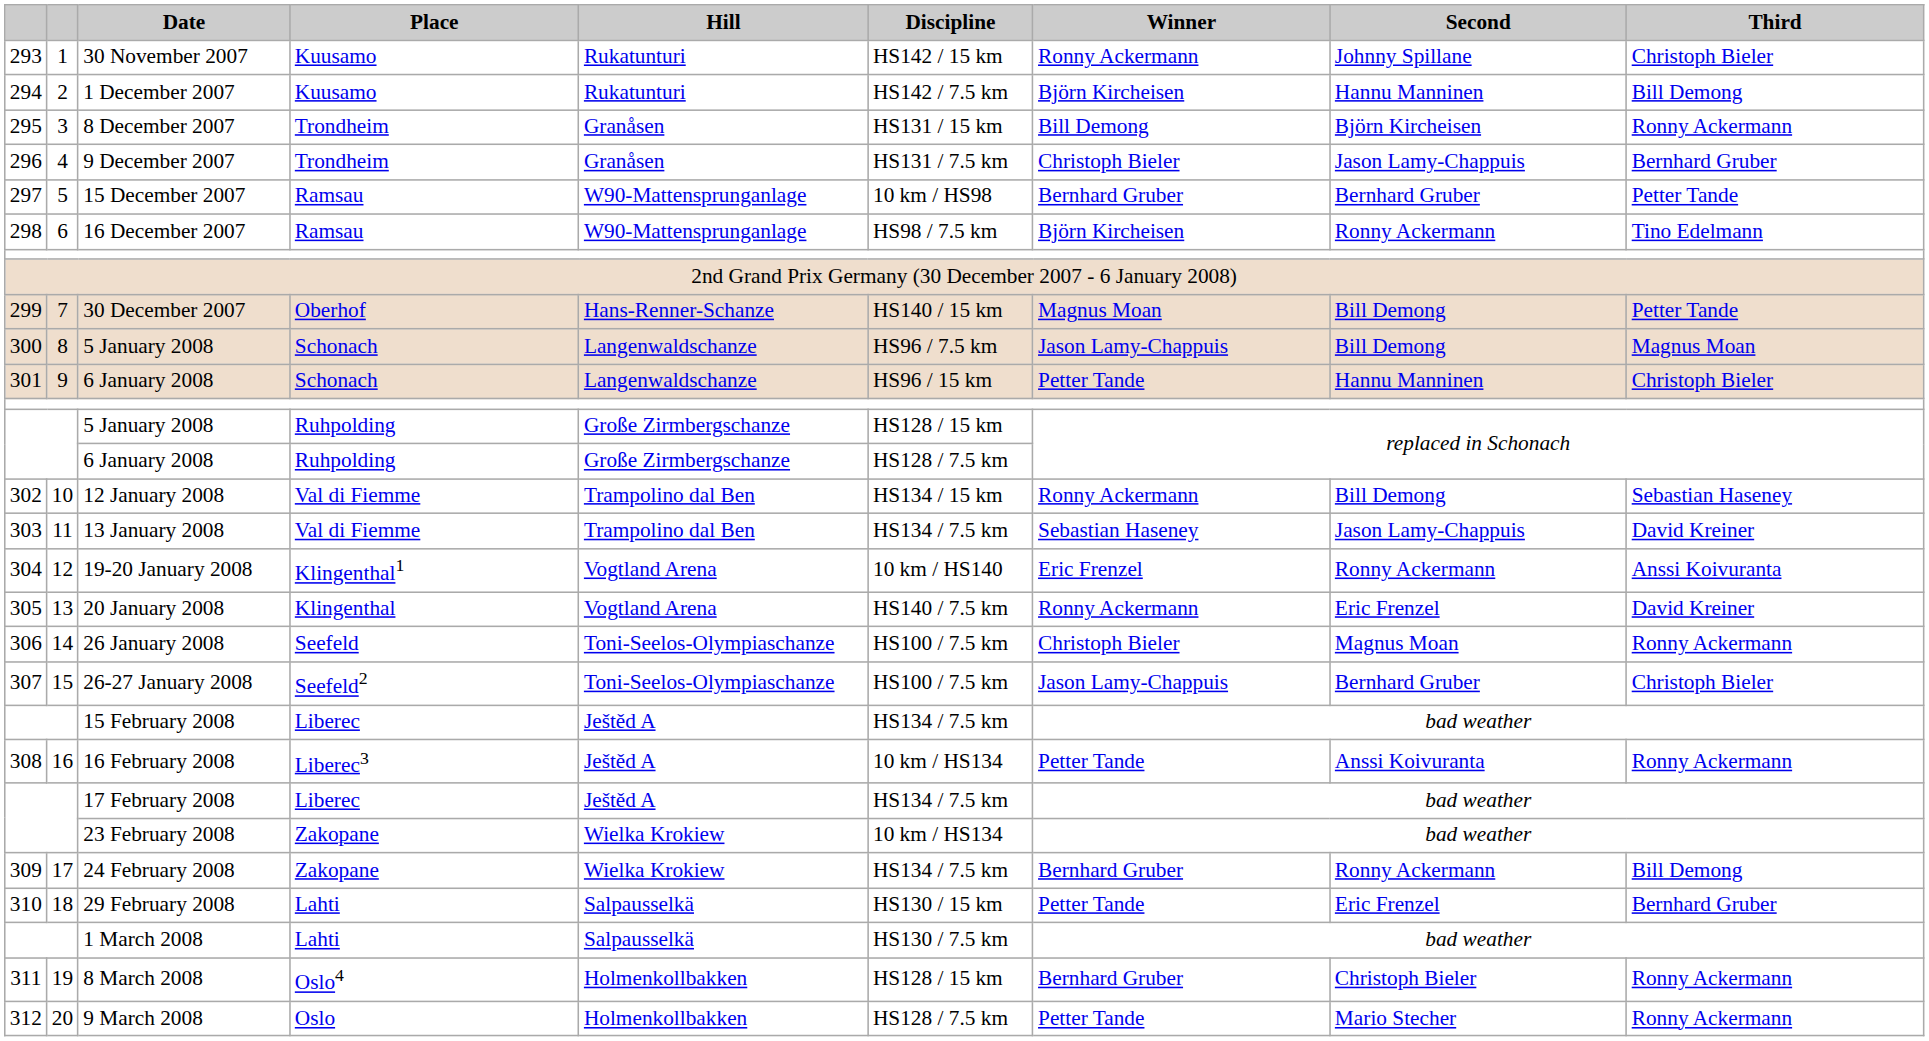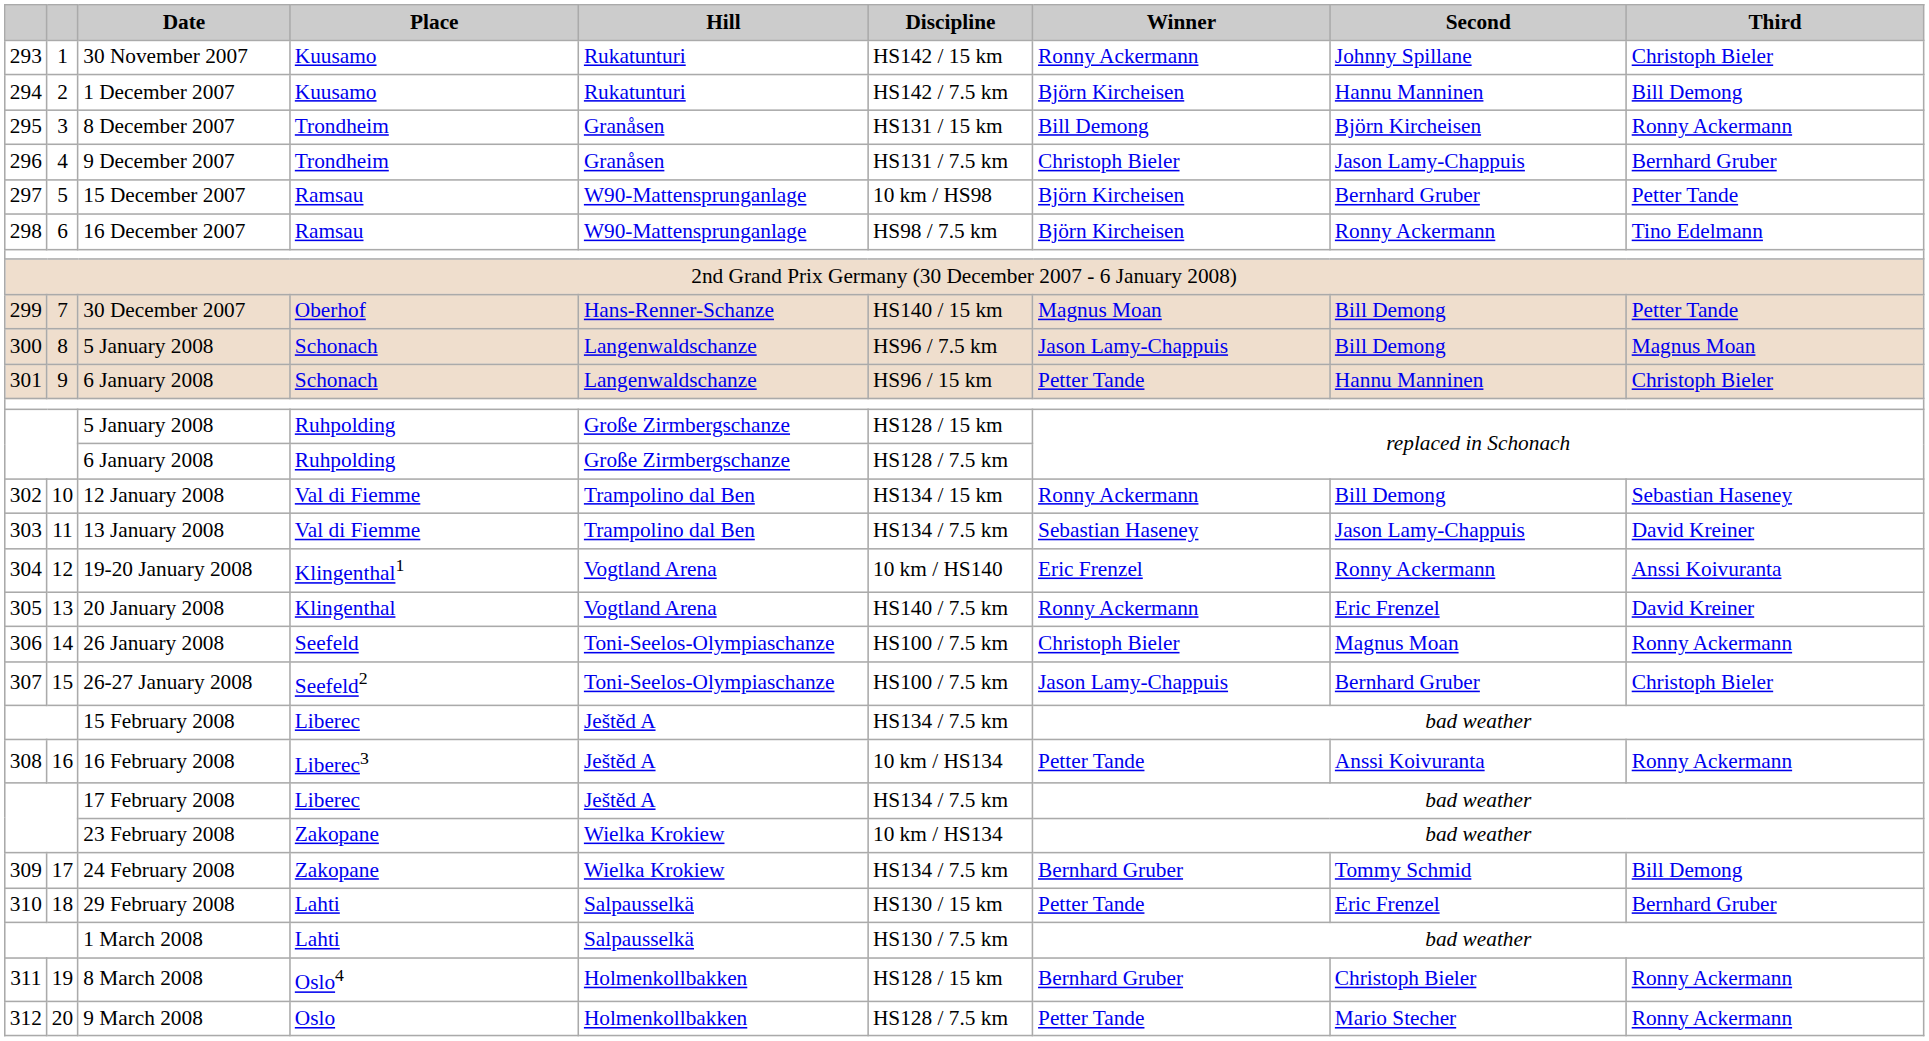(1111, 196) Bernhard Gruber -> (1111, 196) Björn Kircheisen
(1415, 869) Ronny Ackermann -> (1403, 869) Tommy Schmid
